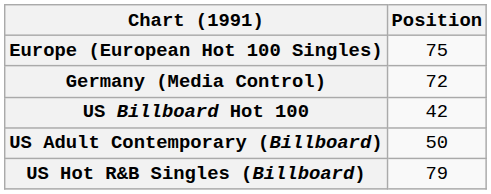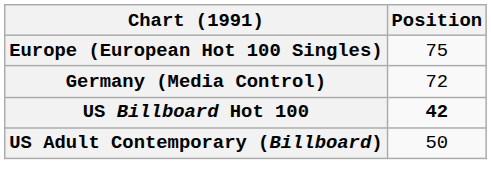(437, 112) normal -> (437, 112) bold
- row: (196, 174)
